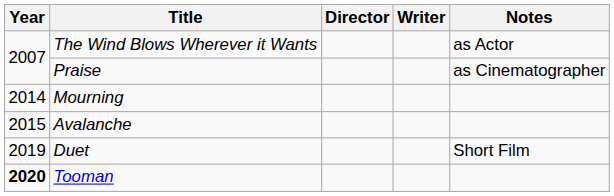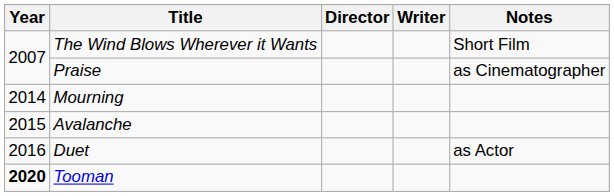(484, 44) as Actor -> (491, 44) Short Film
(27, 151) 2019 -> (27, 151) 2016
(491, 151) Short Film -> (484, 151) as Actor
